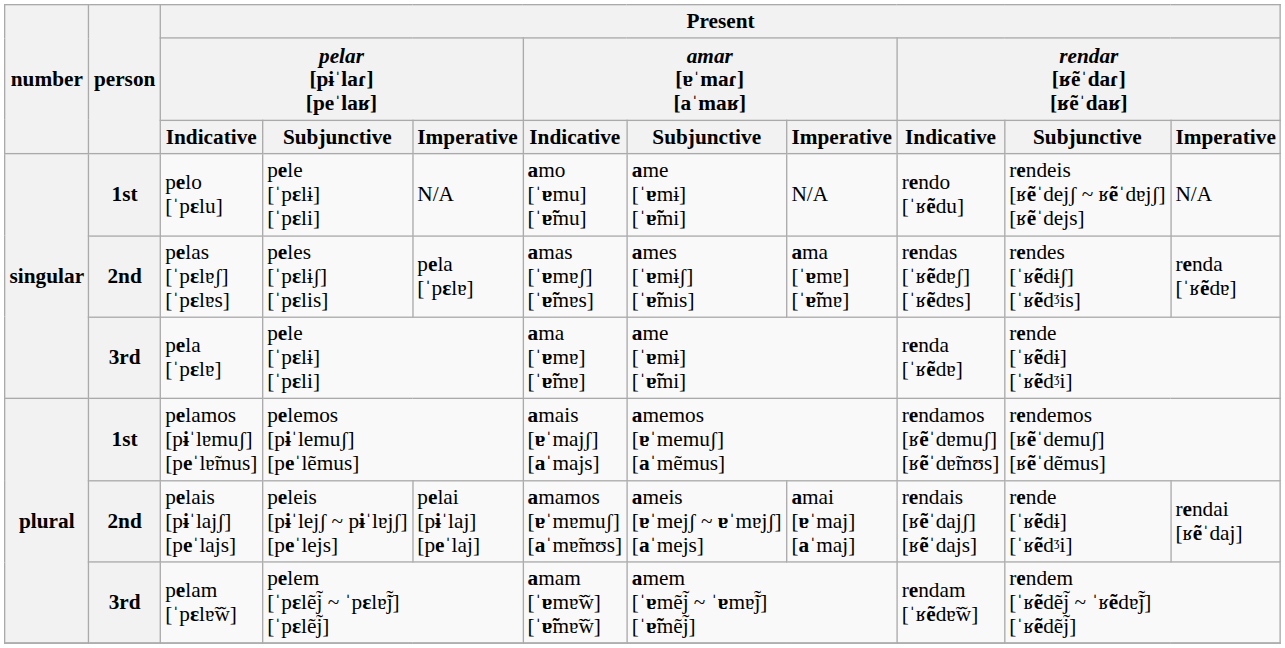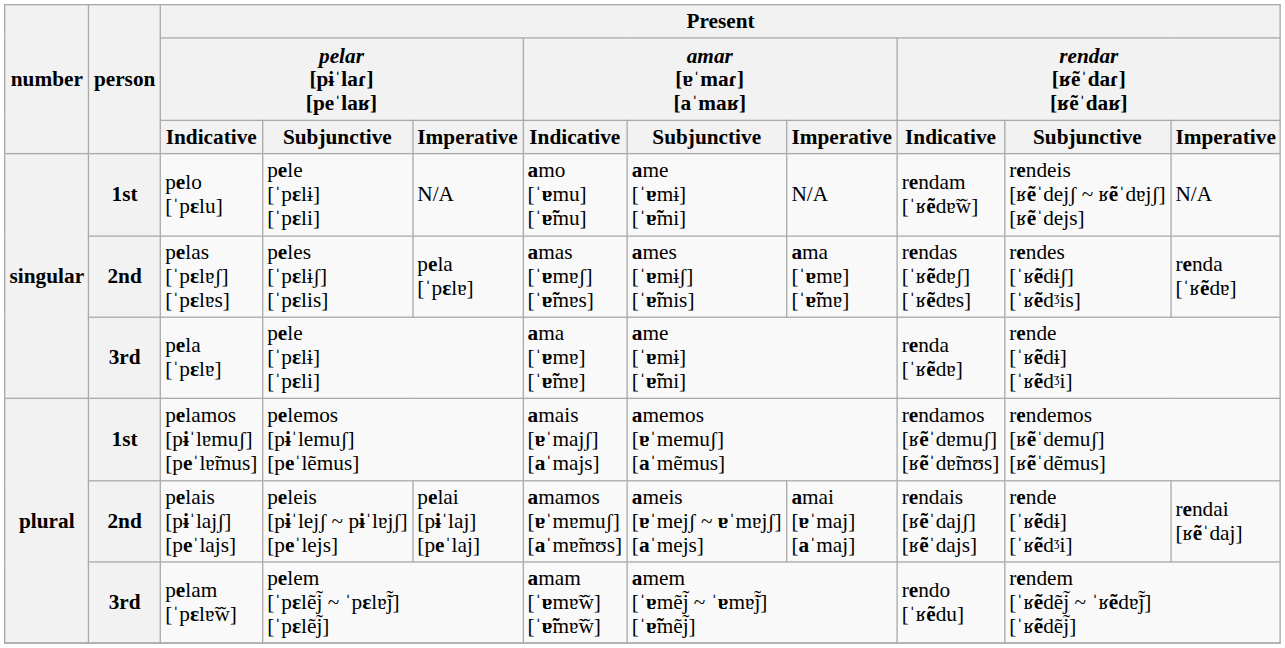(933, 194) rendo [ˈʁẽdu] -> (940, 194) rendam [ˈʁẽdɐ̃w̃]
(940, 602) rendam [ˈʁẽdɐ̃w̃] -> (933, 602) rendo [ˈʁẽdu]
